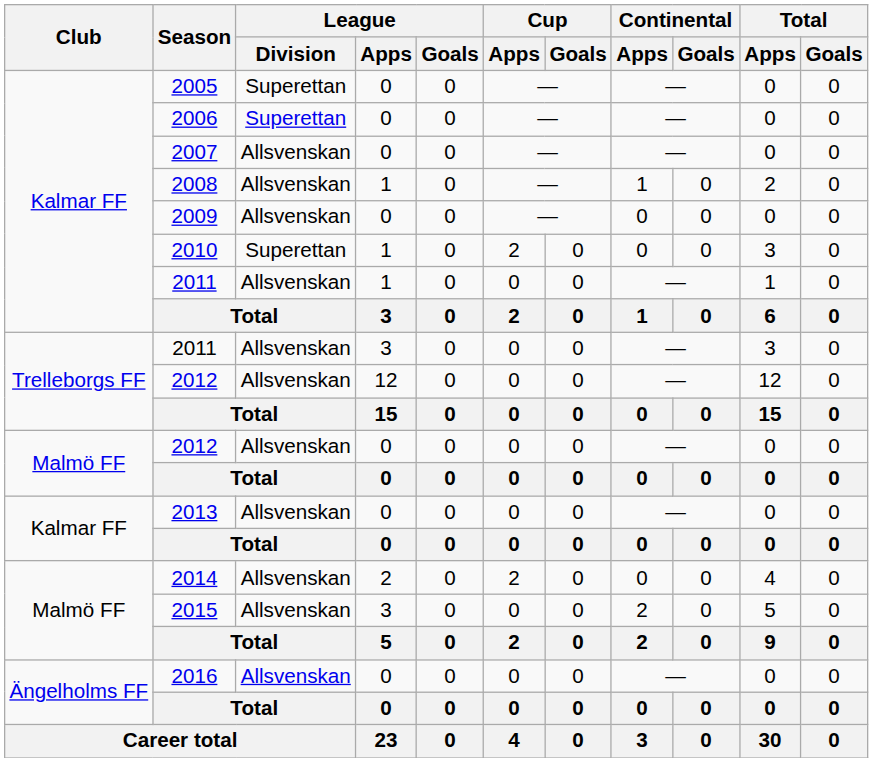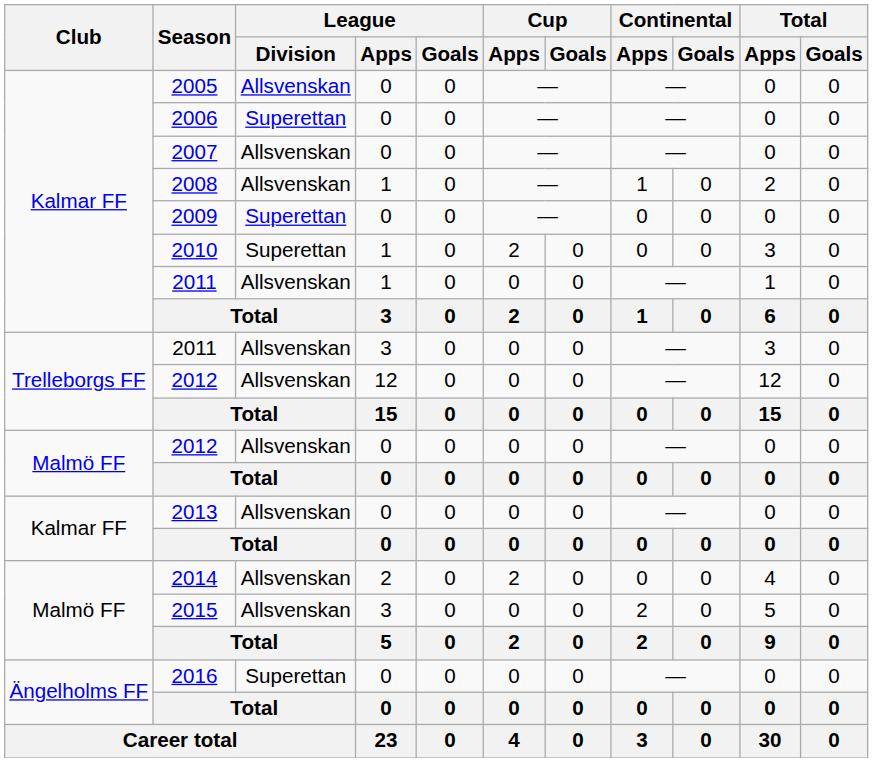(296, 86) Superettan -> (296, 86) Allsvenskan
(296, 217) Allsvenskan -> (296, 217) Superettan
(296, 675) Allsvenskan -> (296, 675) Superettan
